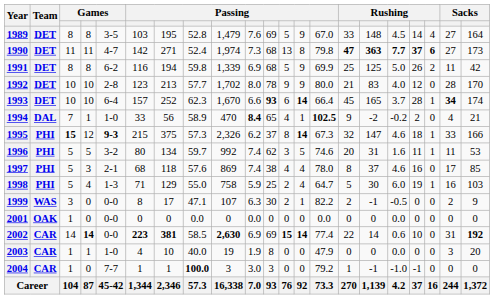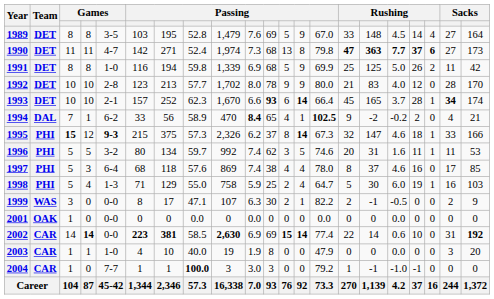(111, 67) 6-2 -> (111, 67) 1-0
(111, 101) 6-4 -> (111, 101) 2-1
(111, 118) 1-0 -> (111, 118) 6-2
(111, 168) 2-1 -> (111, 168) 6-4
